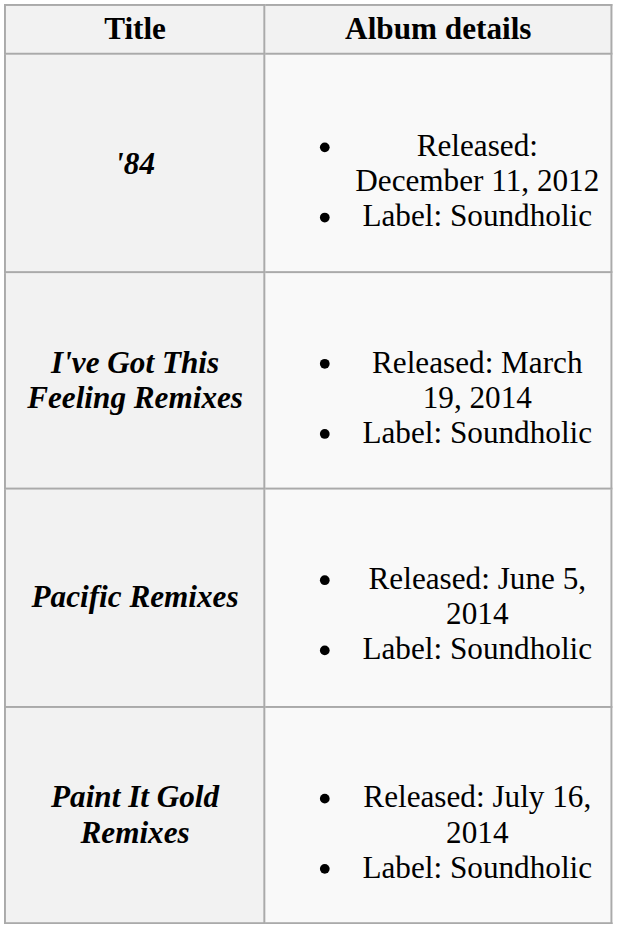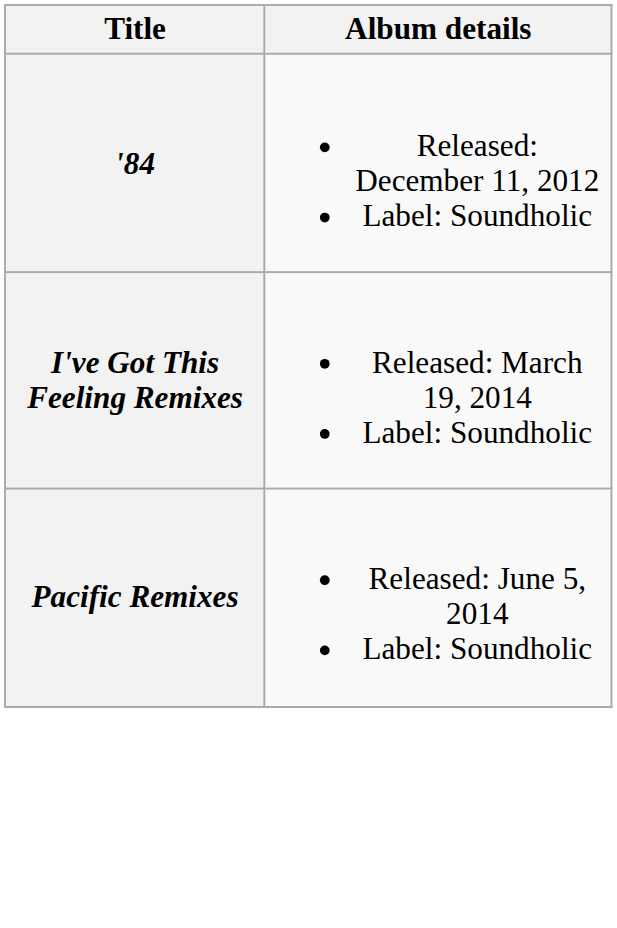- row: (135, 814)
